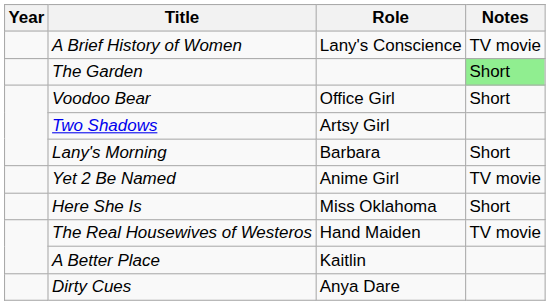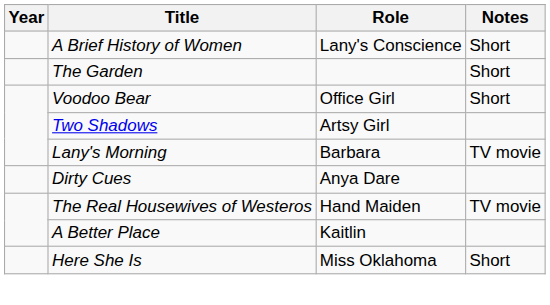(505, 44) TV movie -> (490, 44) Short
(490, 71) lightgreen background -> (490, 71) no background
(490, 152) Short -> (505, 152) TV movie
- row: (114, 179)
rows swapped: (97, 206) <-> (92, 286)
